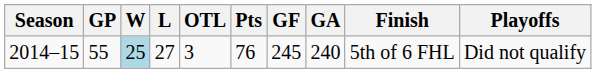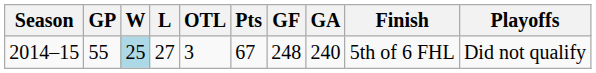(245, 52) 76 -> (245, 52) 67
(286, 52) 245 -> (286, 52) 248
